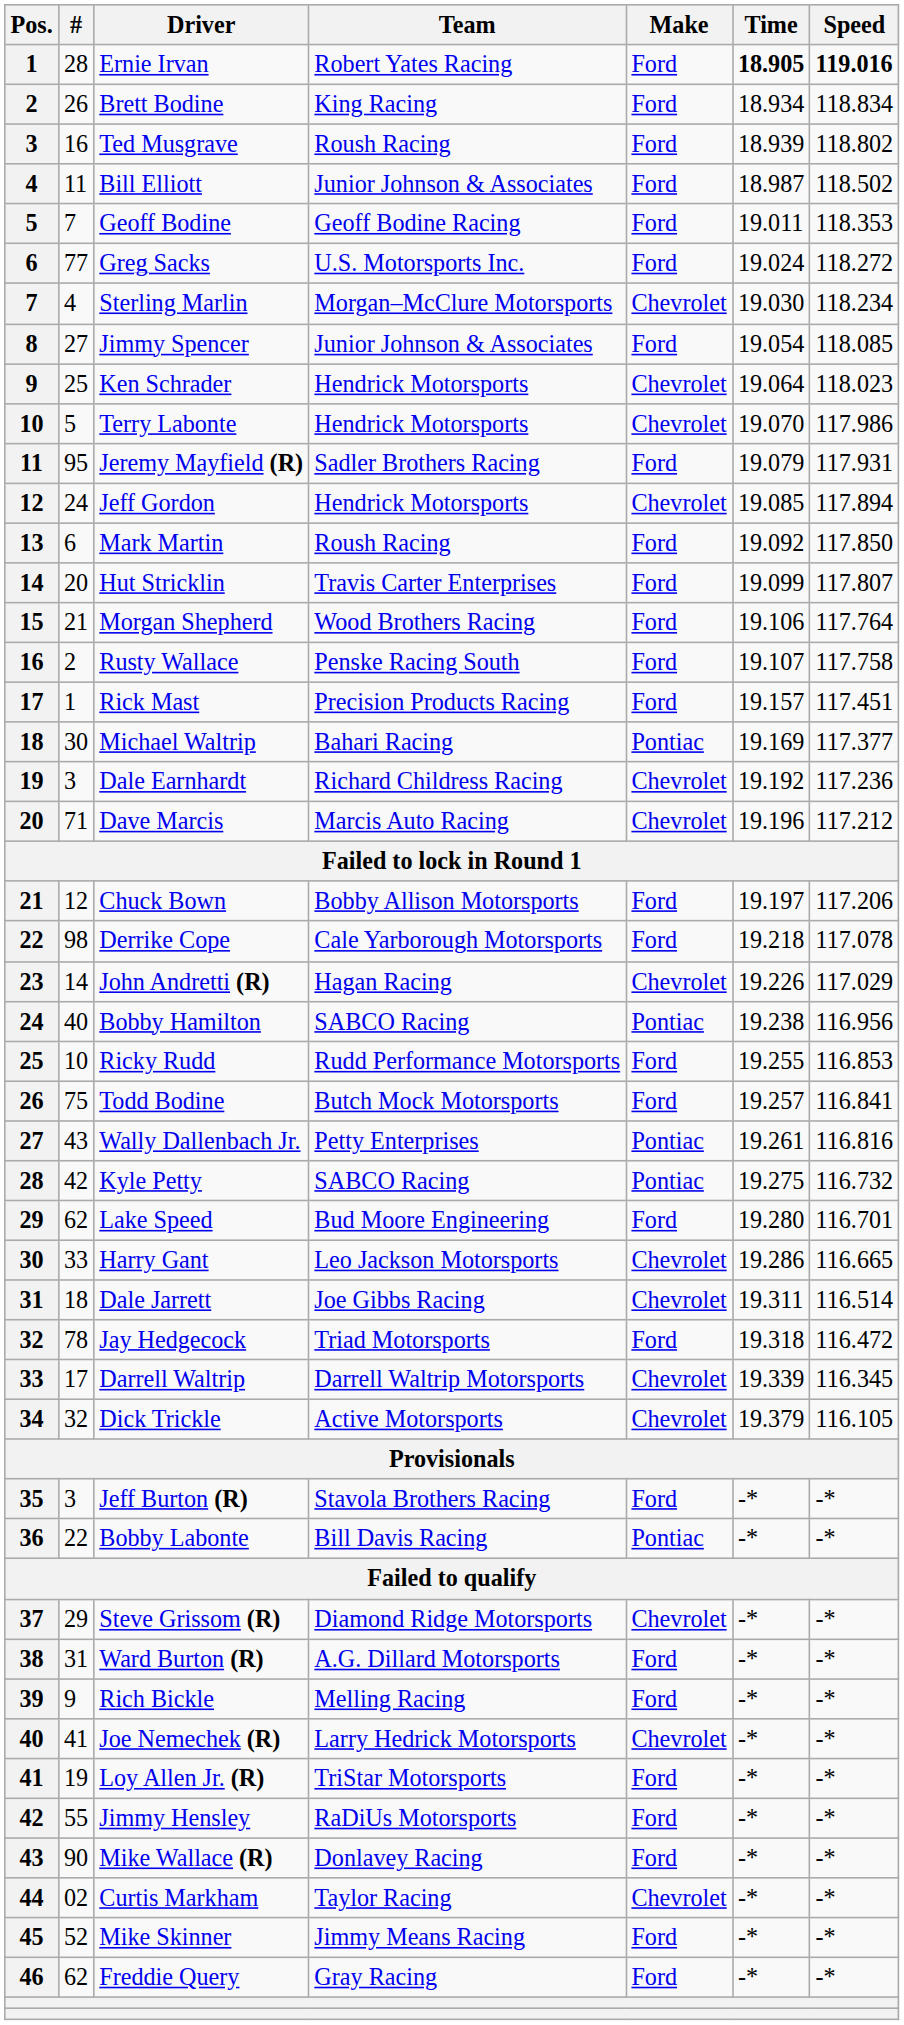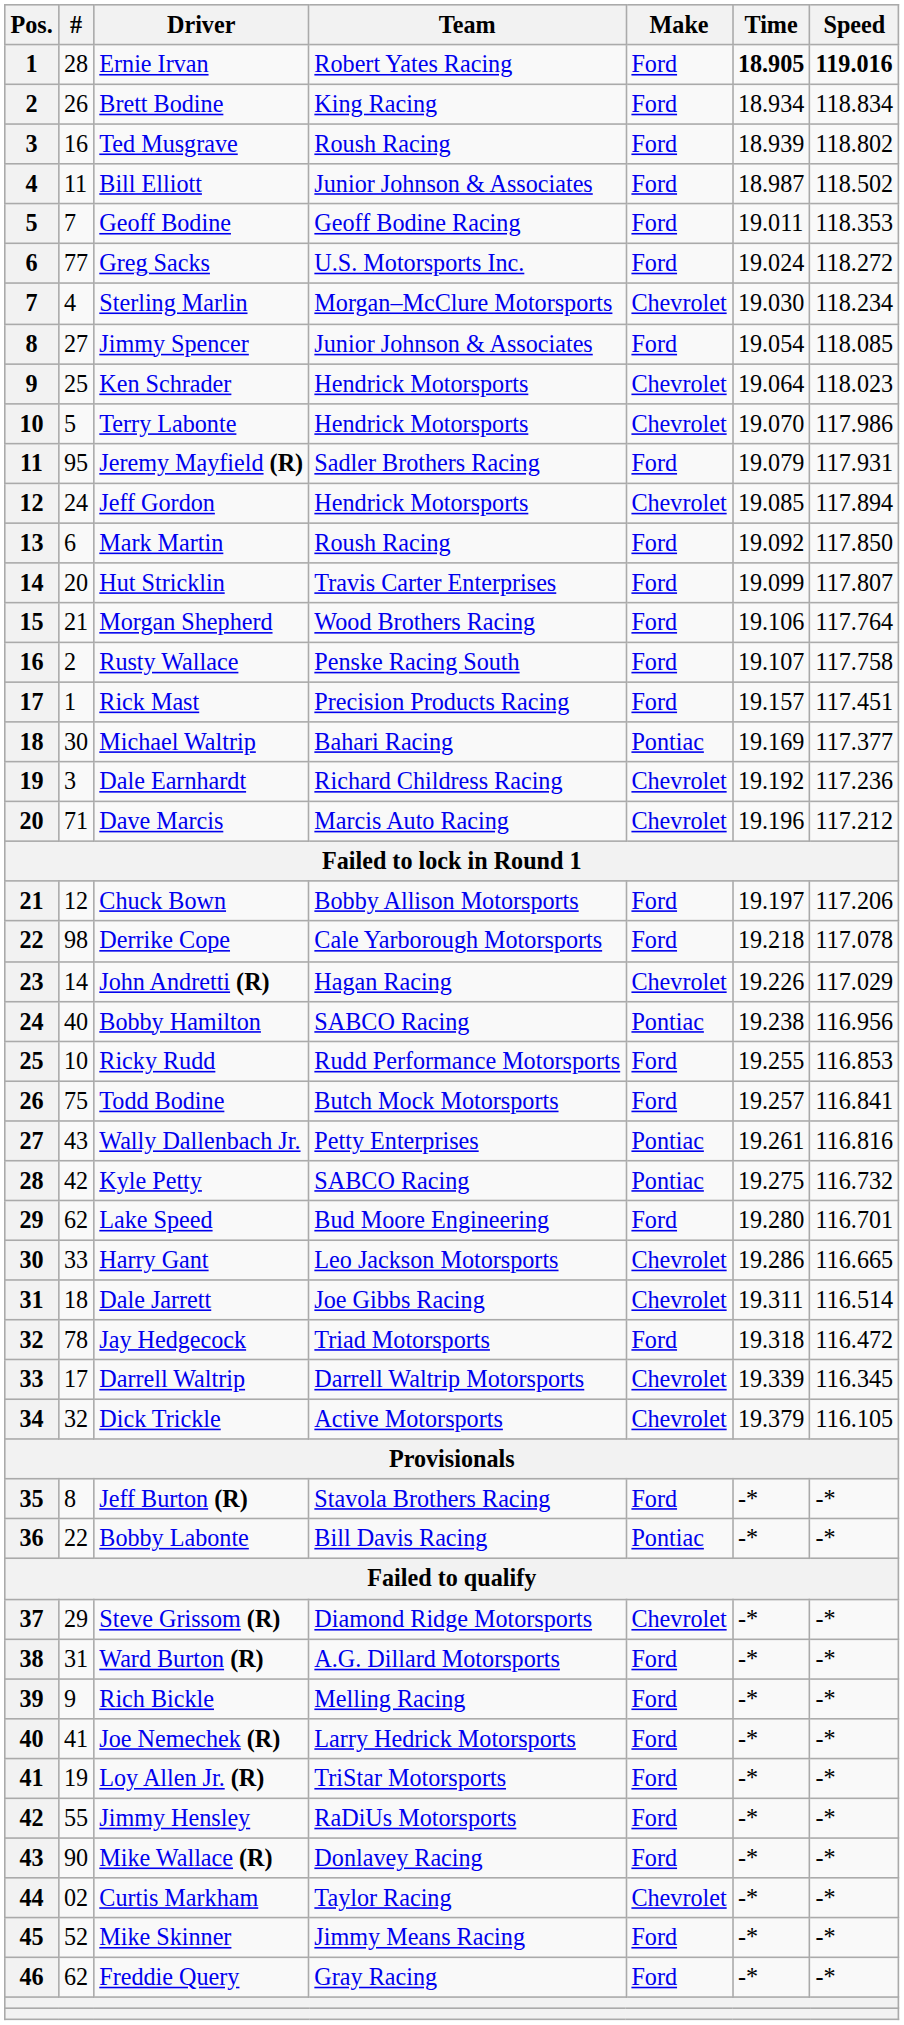(70, 1499) 3 -> (70, 1499) 8
(679, 1738) Chevrolet -> (654, 1738) Ford
